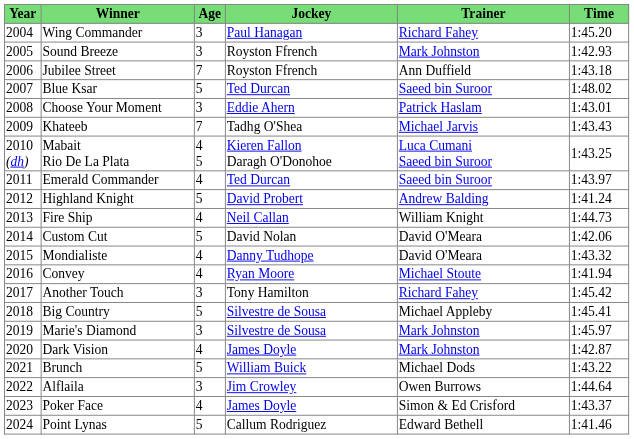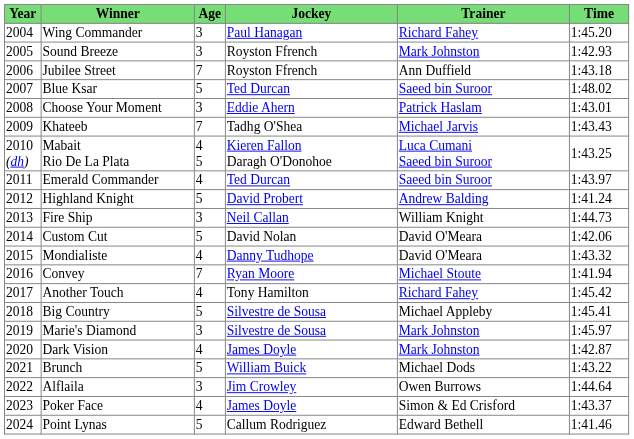(199, 217) 4 -> (199, 217) 3
(199, 274) 4 -> (199, 274) 7
(199, 293) 3 -> (199, 293) 4
